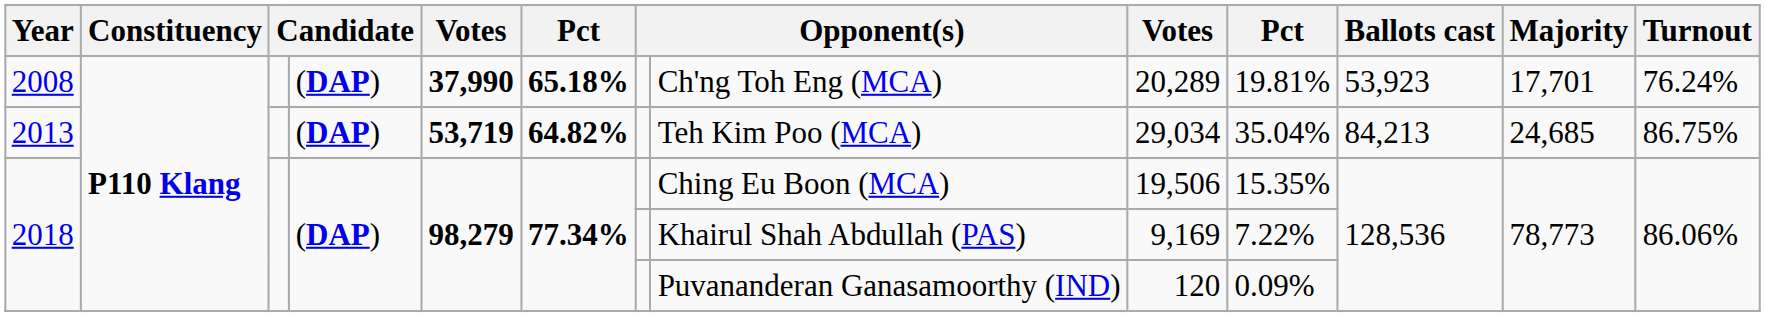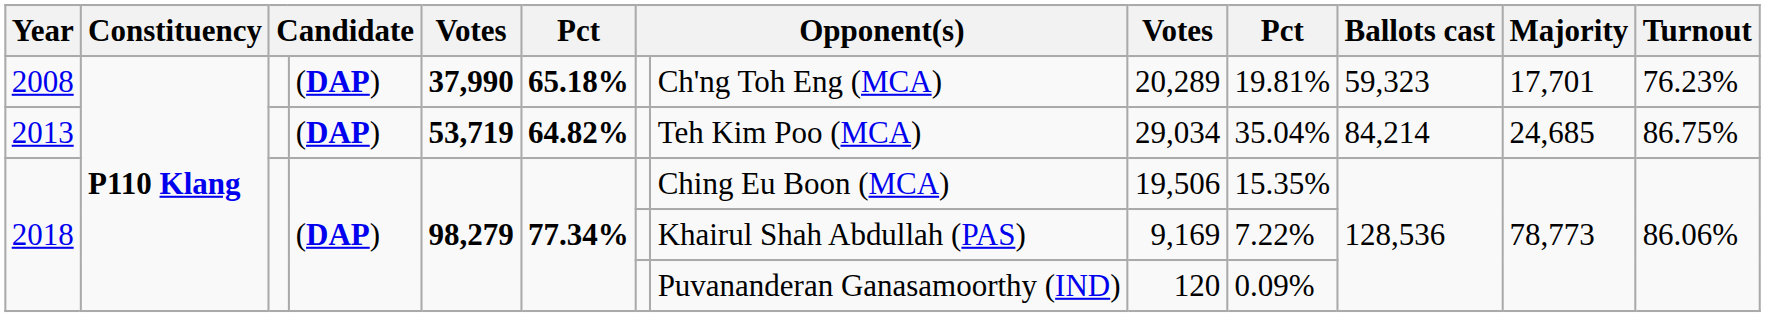(1387, 81) 53,923 -> (1387, 81) 59,323
(1690, 81) 76.24% -> (1690, 81) 76.23%
(1387, 132) 84,213 -> (1387, 132) 84,214
